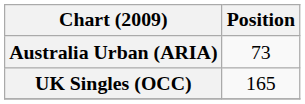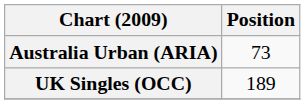(261, 83) 165 -> (261, 83) 189
